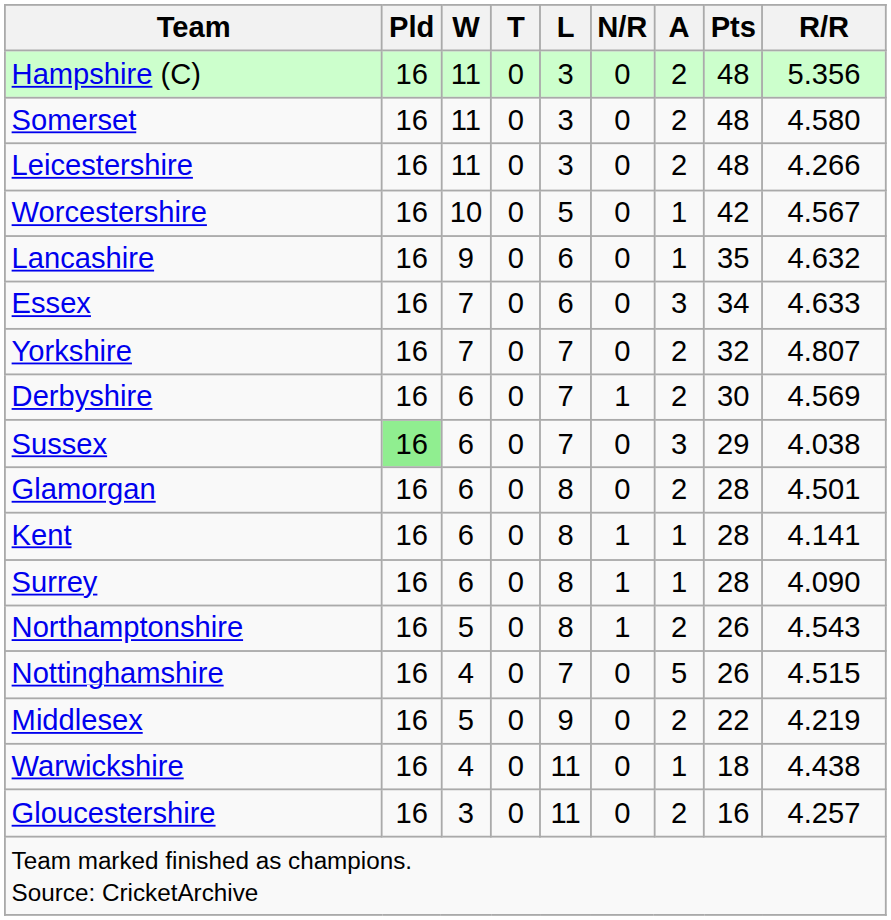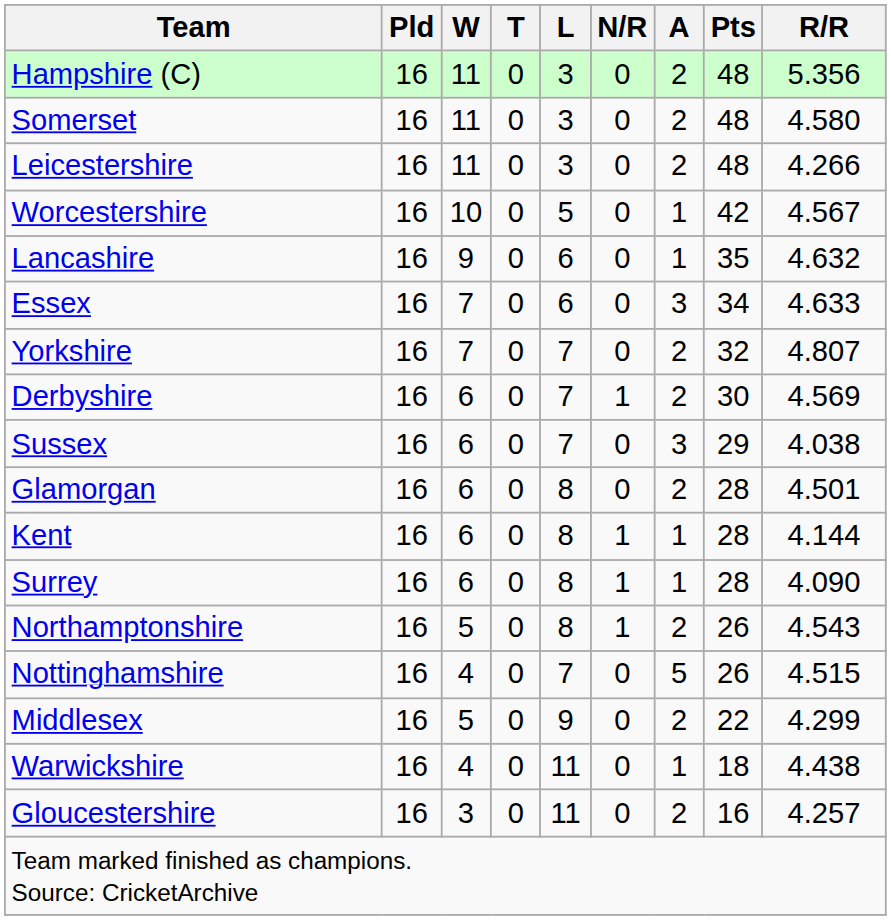(412, 443) lightgreen background -> (412, 443) no background
(824, 535) 4.141 -> (824, 535) 4.144
(824, 720) 4.219 -> (824, 720) 4.299
